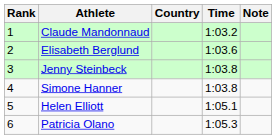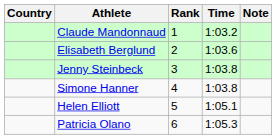columns swapped: (21, 13) <-> (177, 13)
